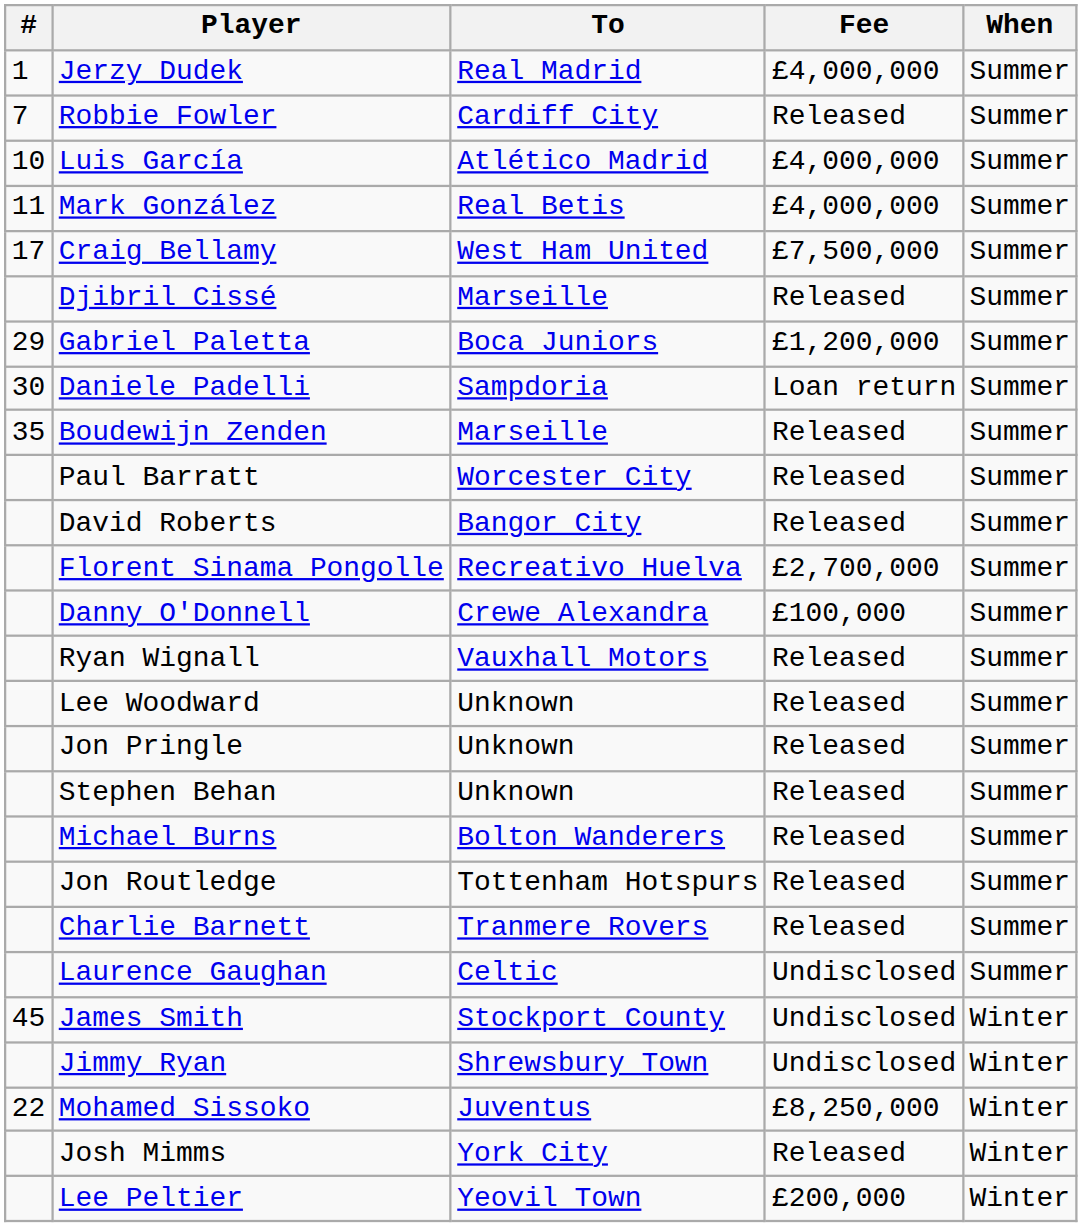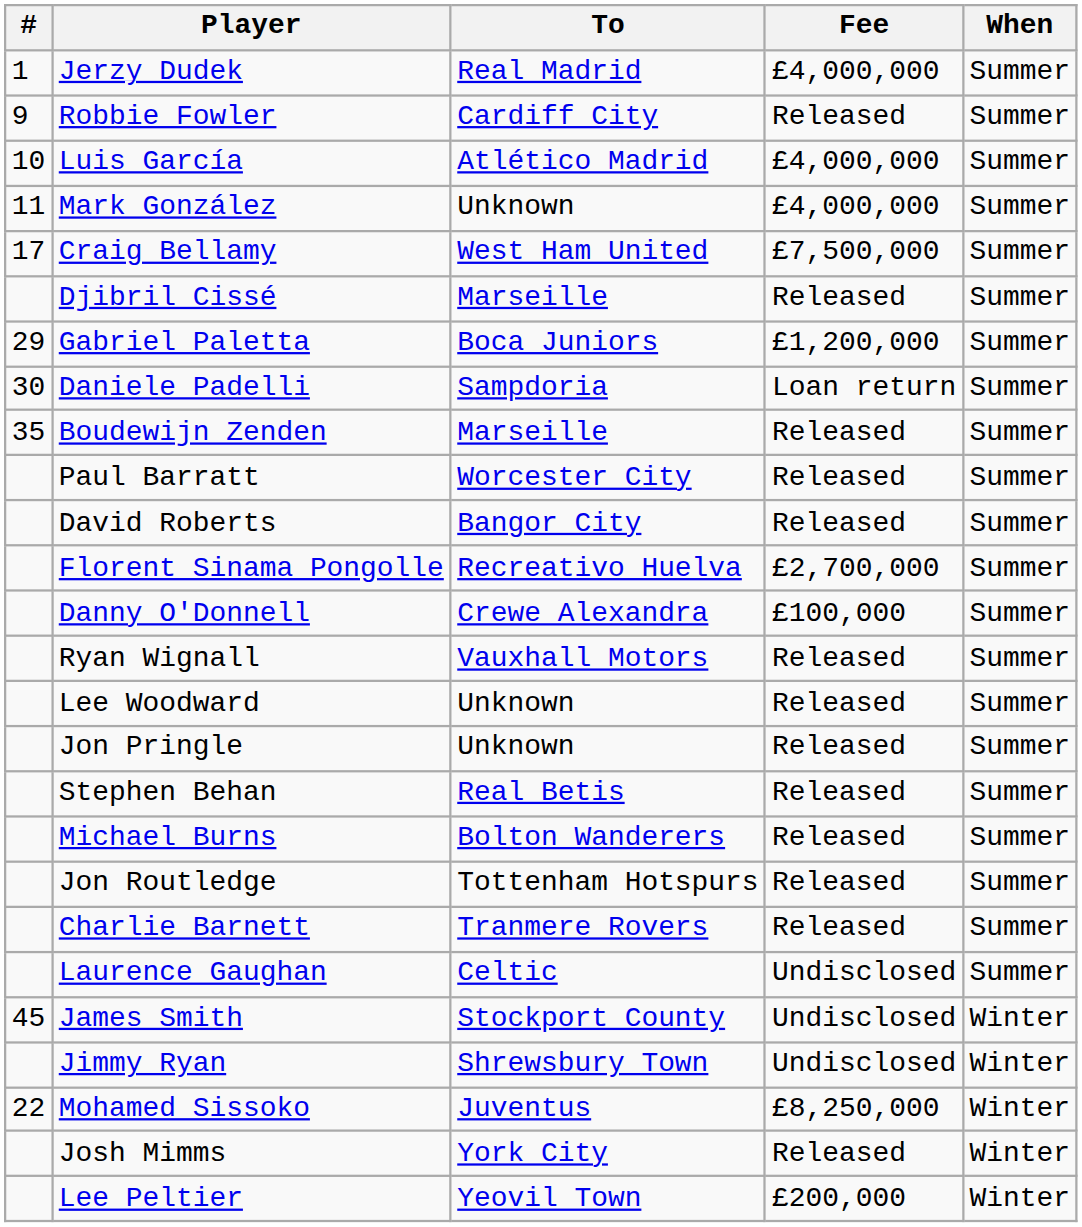(20, 118) 7 -> (20, 118) 9
(541, 208) Real Betis -> (516, 208) Unknown
(516, 794) Unknown -> (541, 794) Real Betis
